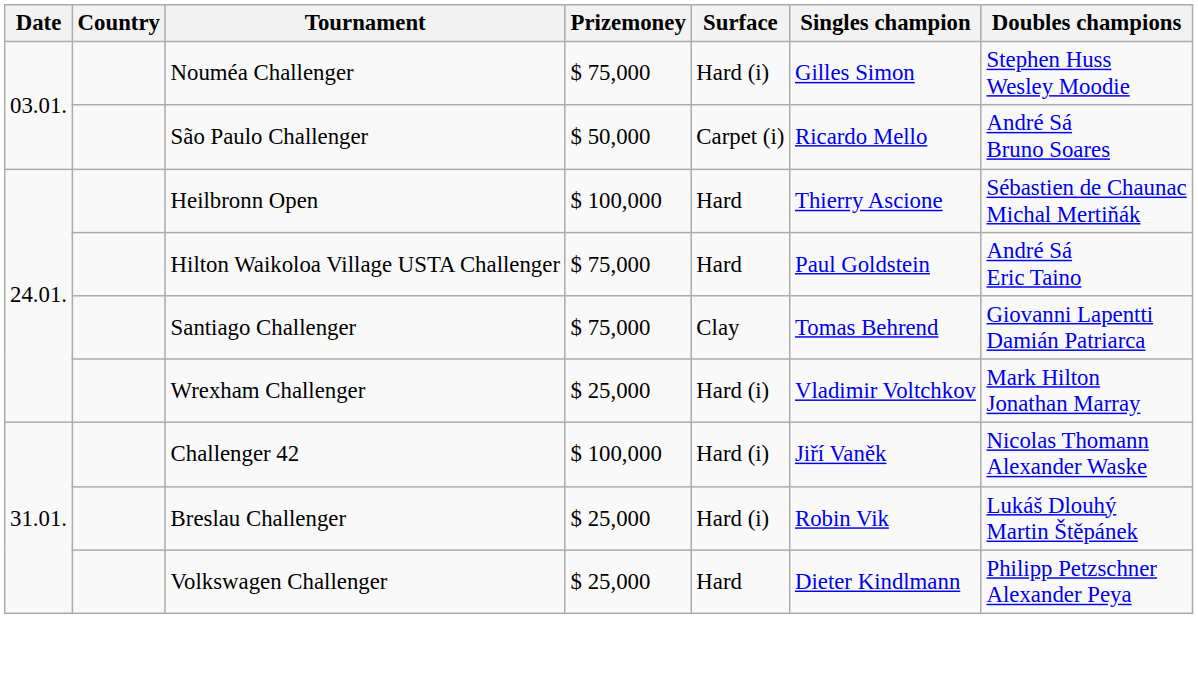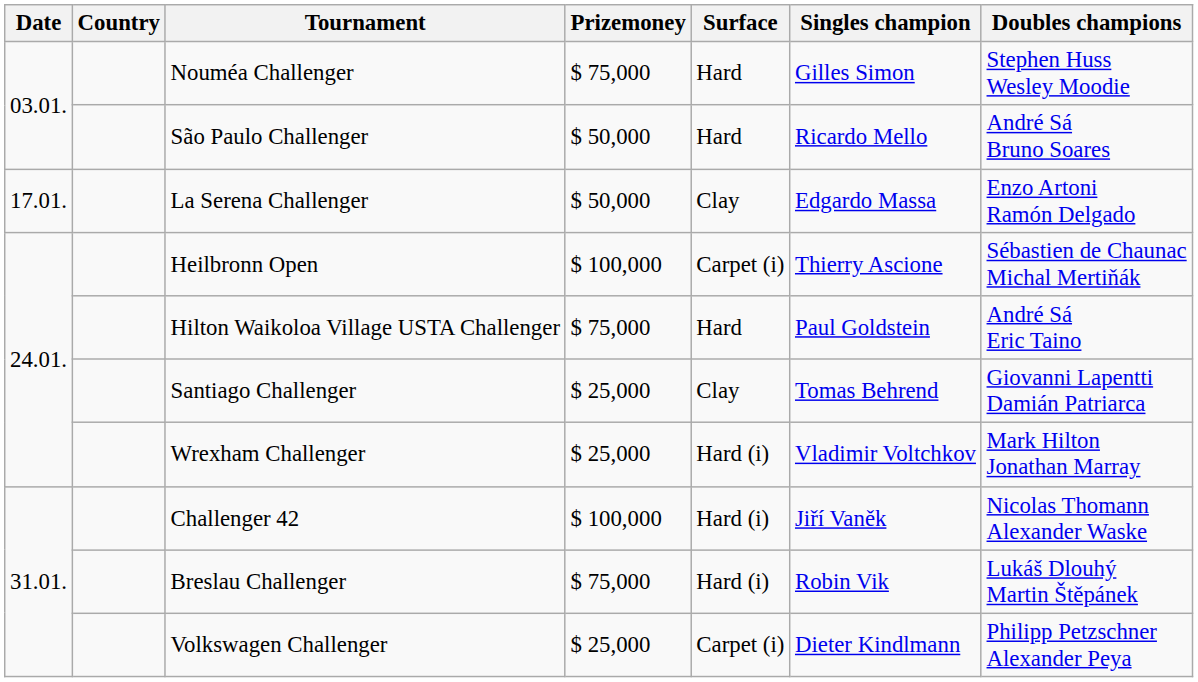(733, 72) Hard (i) -> (719, 72) Hard
(740, 136) Carpet (i) -> (719, 136) Hard
+ row: (269, 199)
(719, 199) Hard -> (740, 263) Carpet (i)
(610, 326) $ 75,000 -> (610, 390) $ 25,000
(610, 517) $ 25,000 -> (610, 580) $ 75,000
(719, 580) Hard -> (740, 644) Carpet (i)
